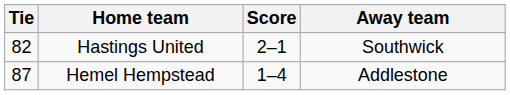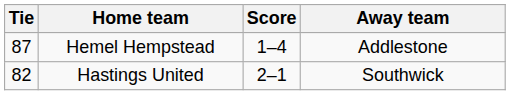rows swapped: (141, 47) <-> (141, 75)
